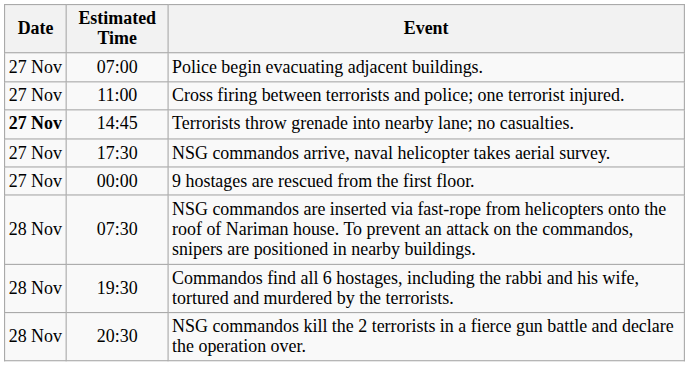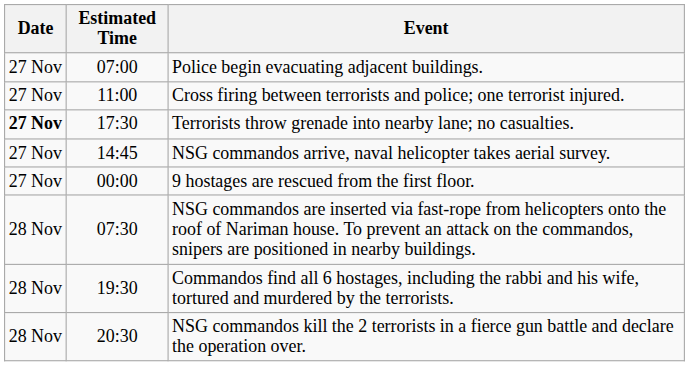(117, 124) 14:45 -> (117, 124) 17:30
(117, 152) 17:30 -> (117, 152) 14:45
